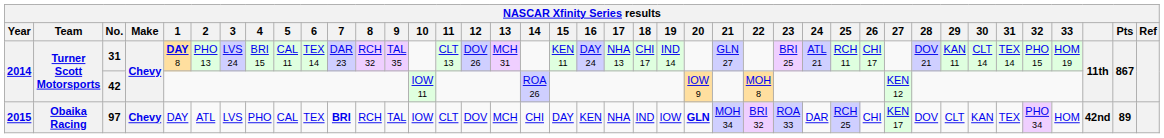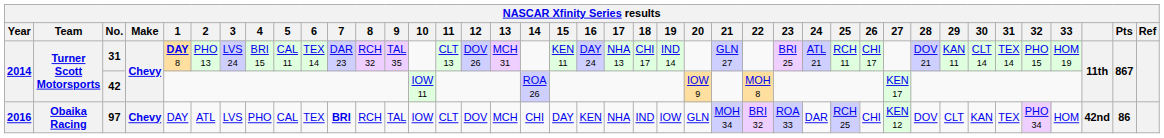(898, 86) KEN 12 -> (897, 86) KEN 17
(19, 117) 2015 -> (19, 117) 2016
(698, 117) bold -> (698, 117) normal
(898, 117) KEN 17 -> (897, 117) KEN 12
(1125, 117) 89 -> (1124, 117) 86
